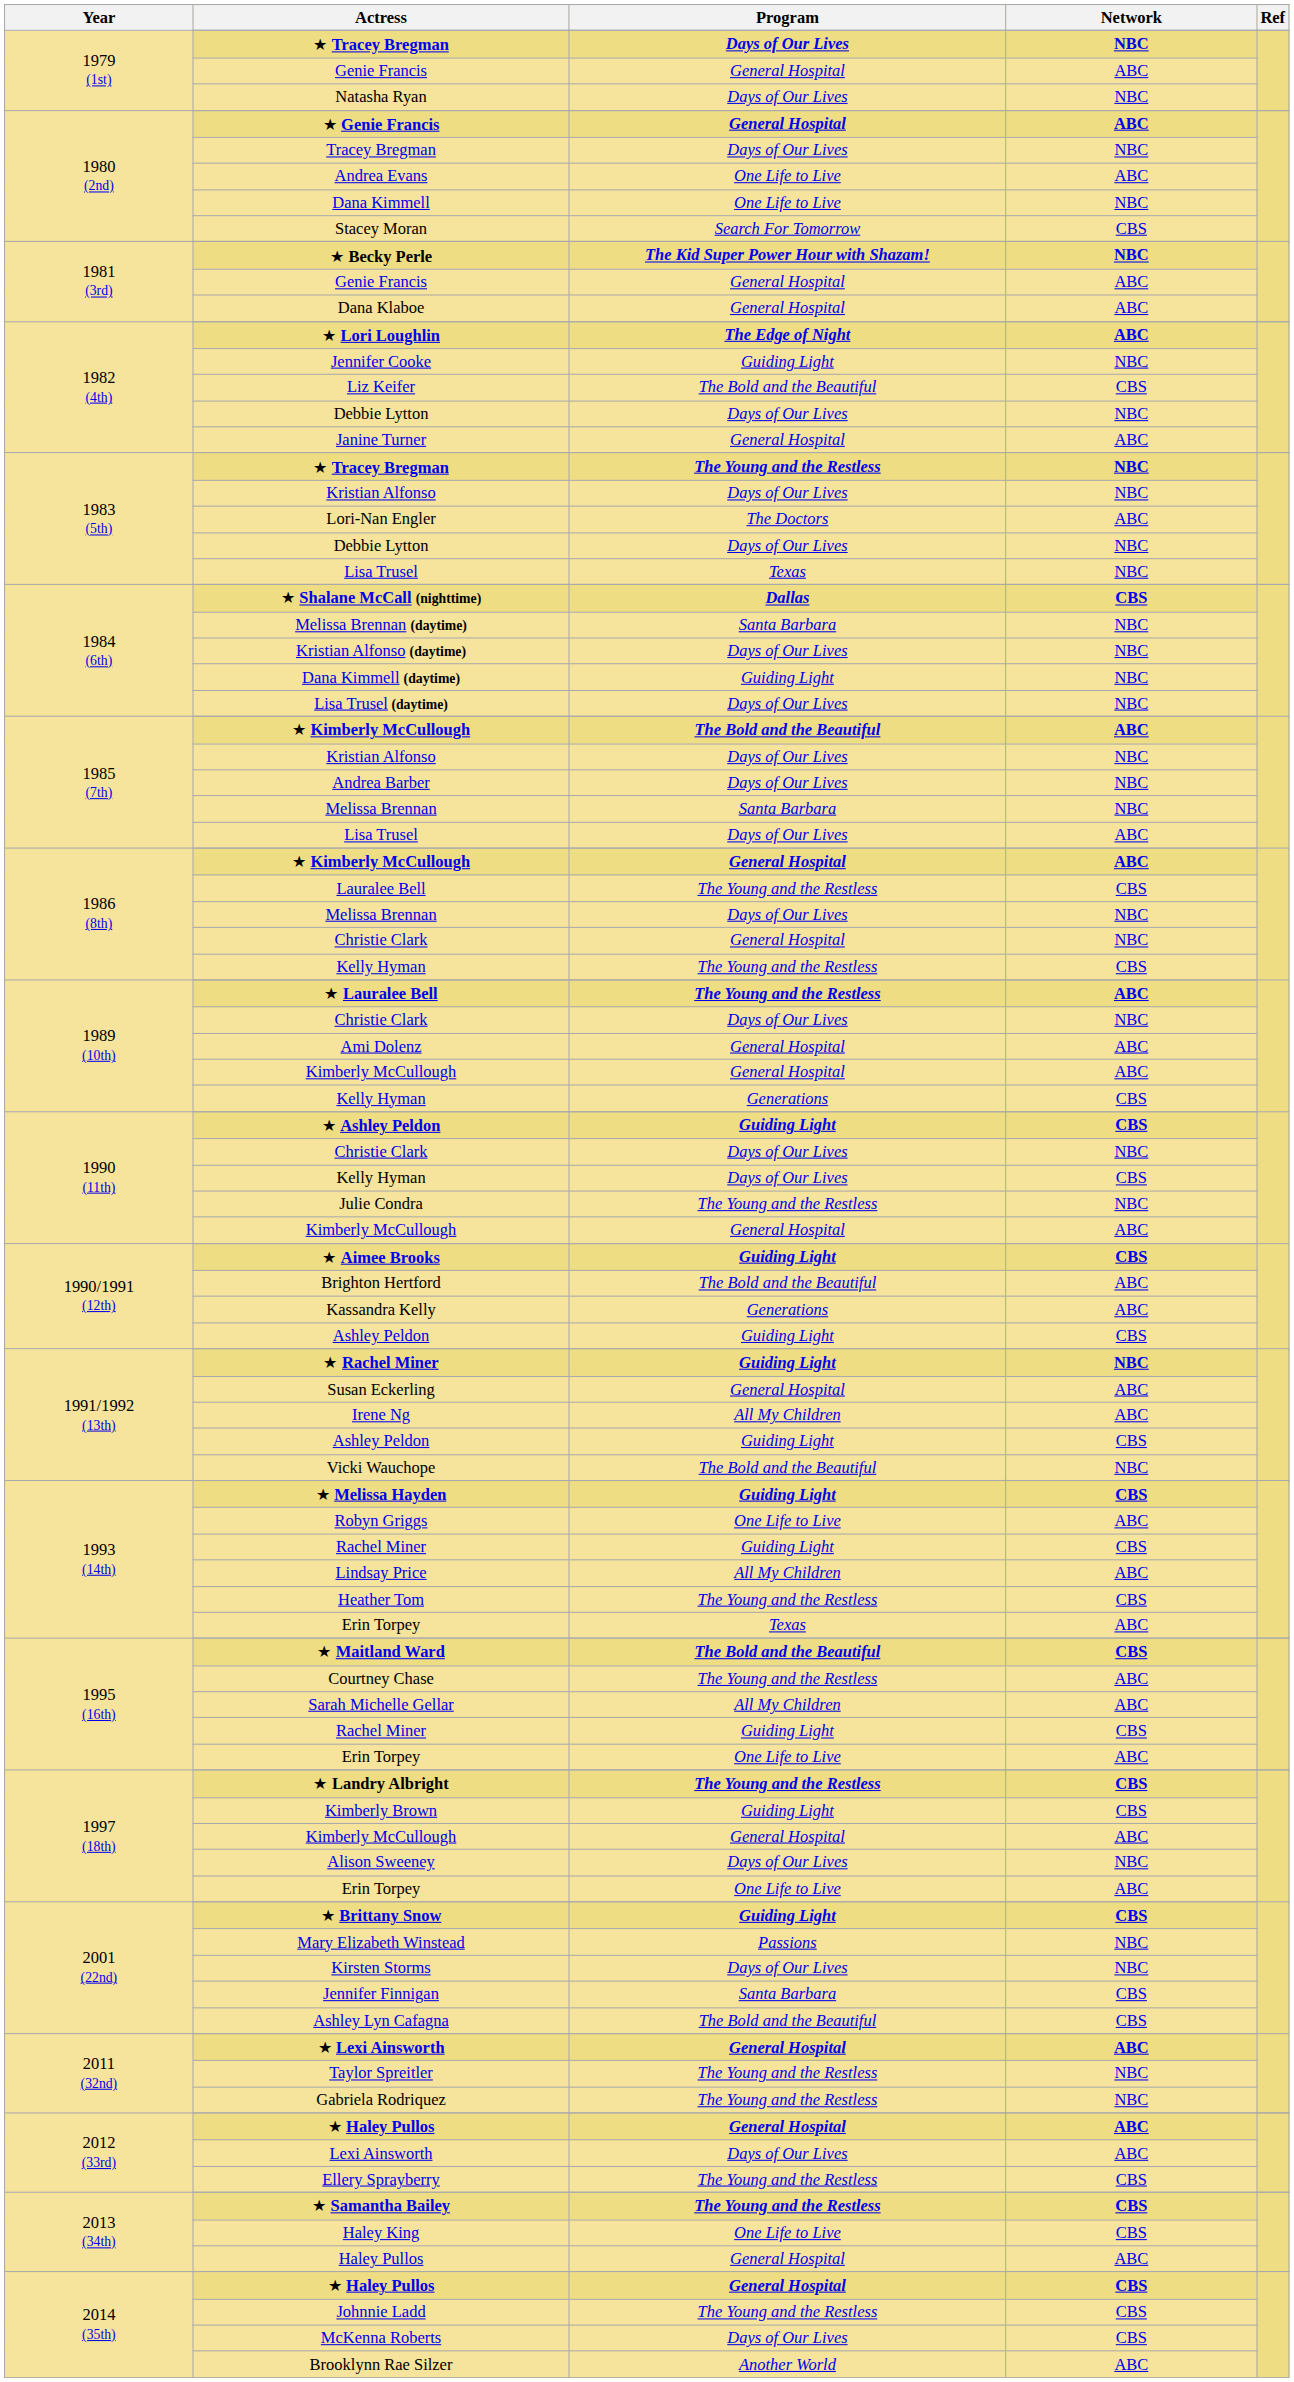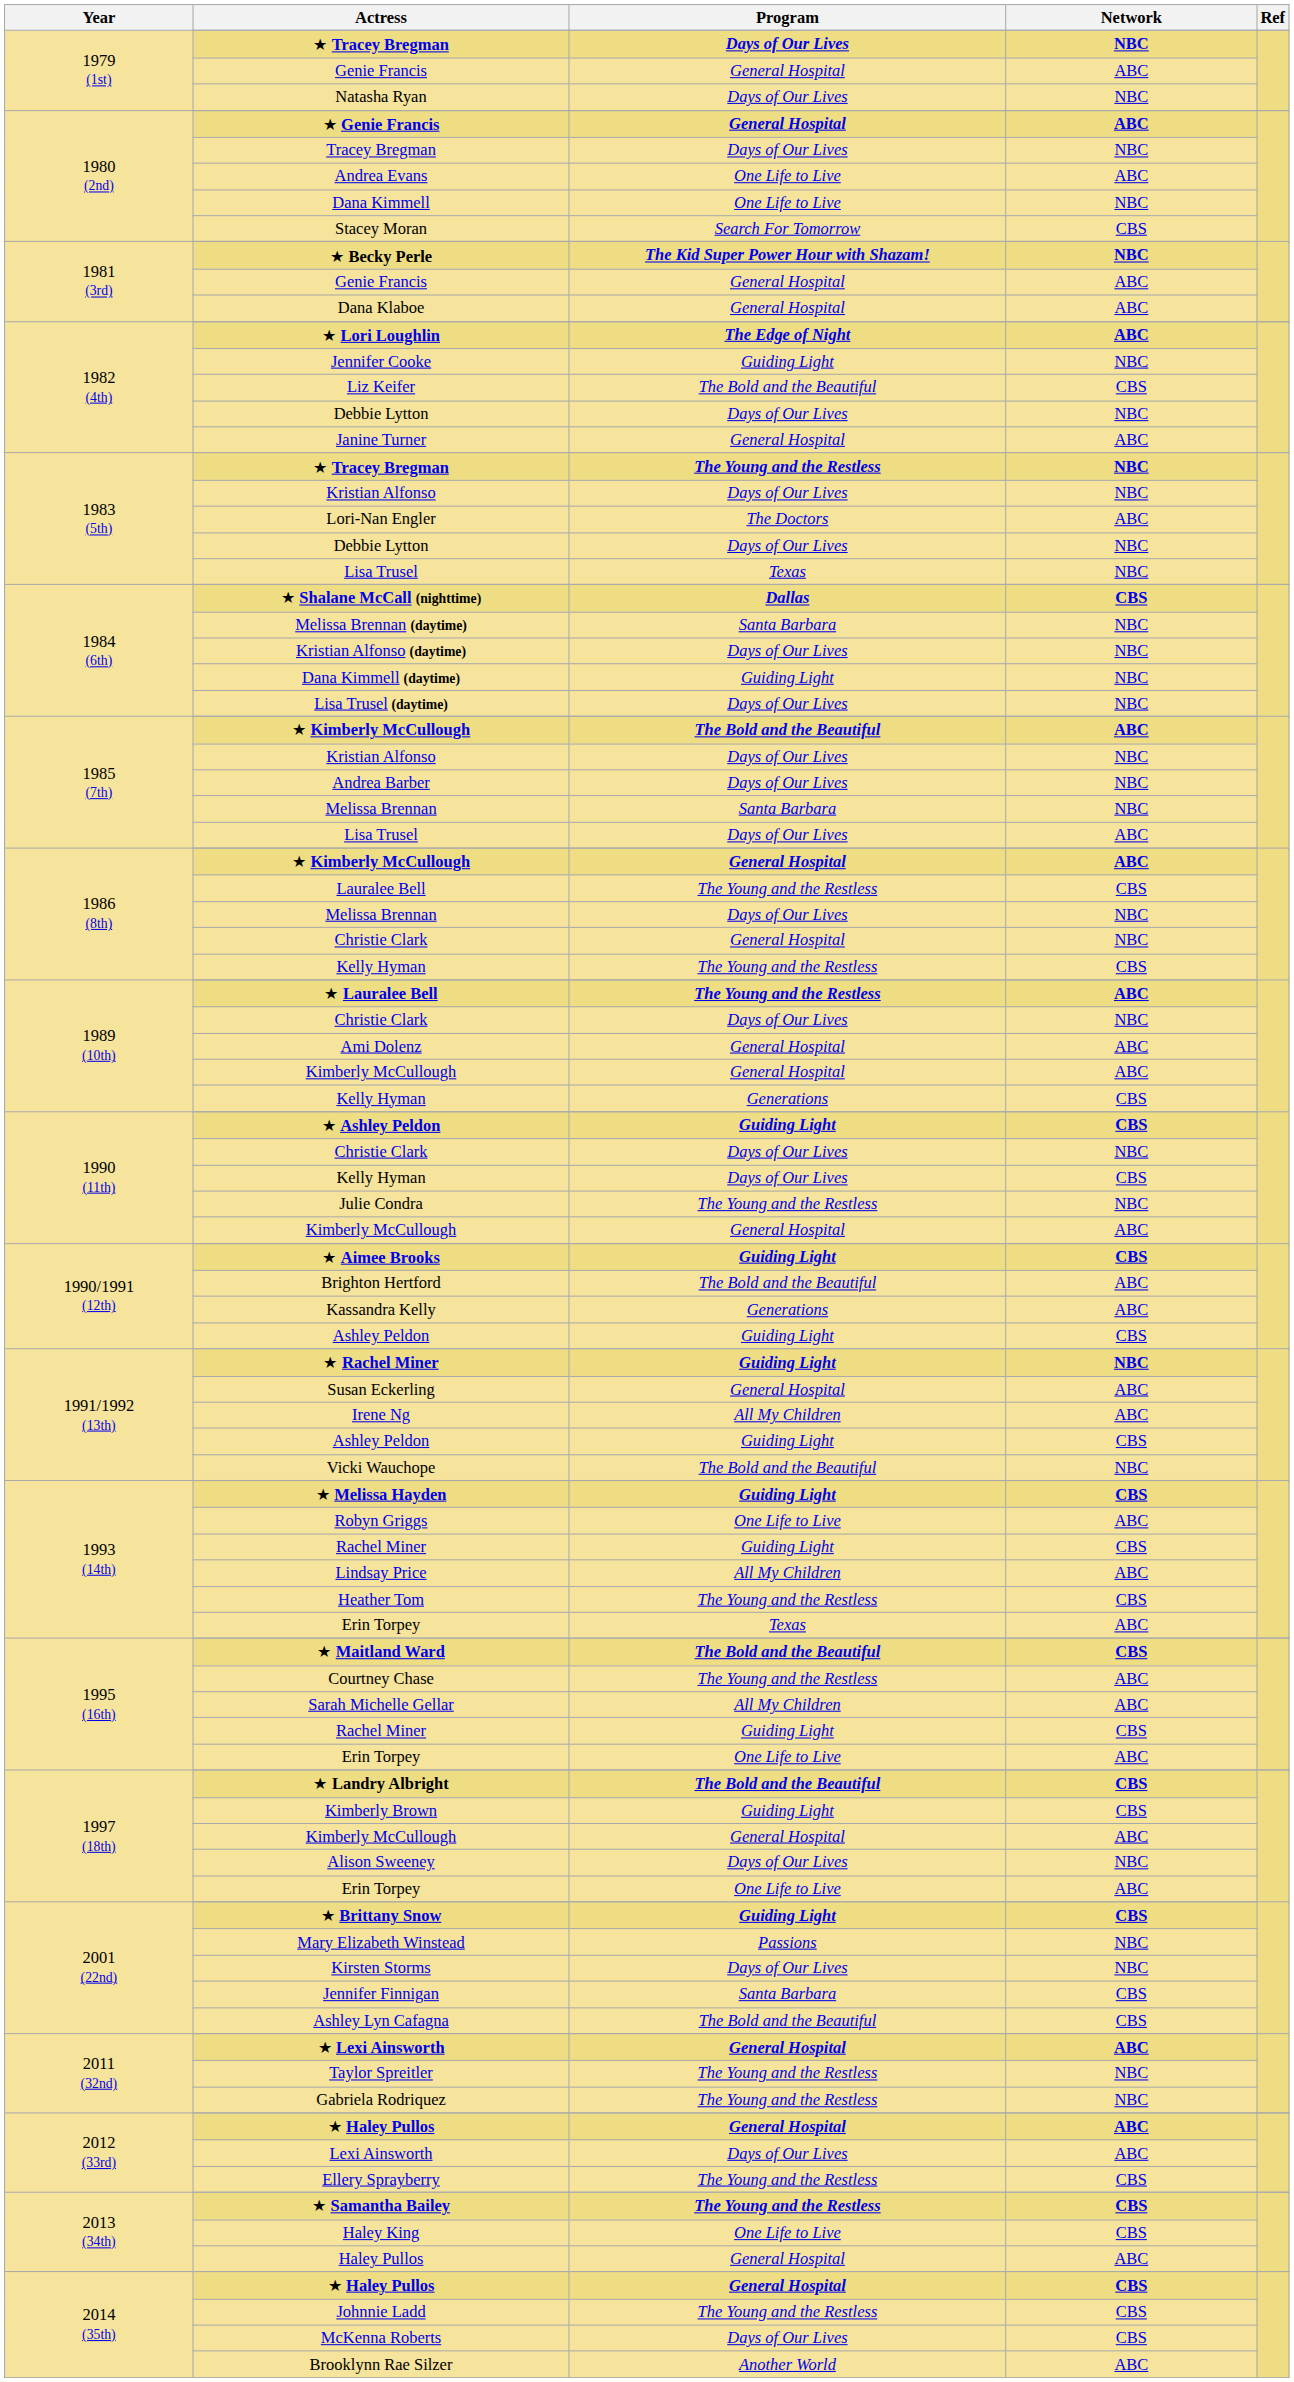(787, 1783) The Young and the Restless -> (787, 1783) The Bold and the Beautiful
